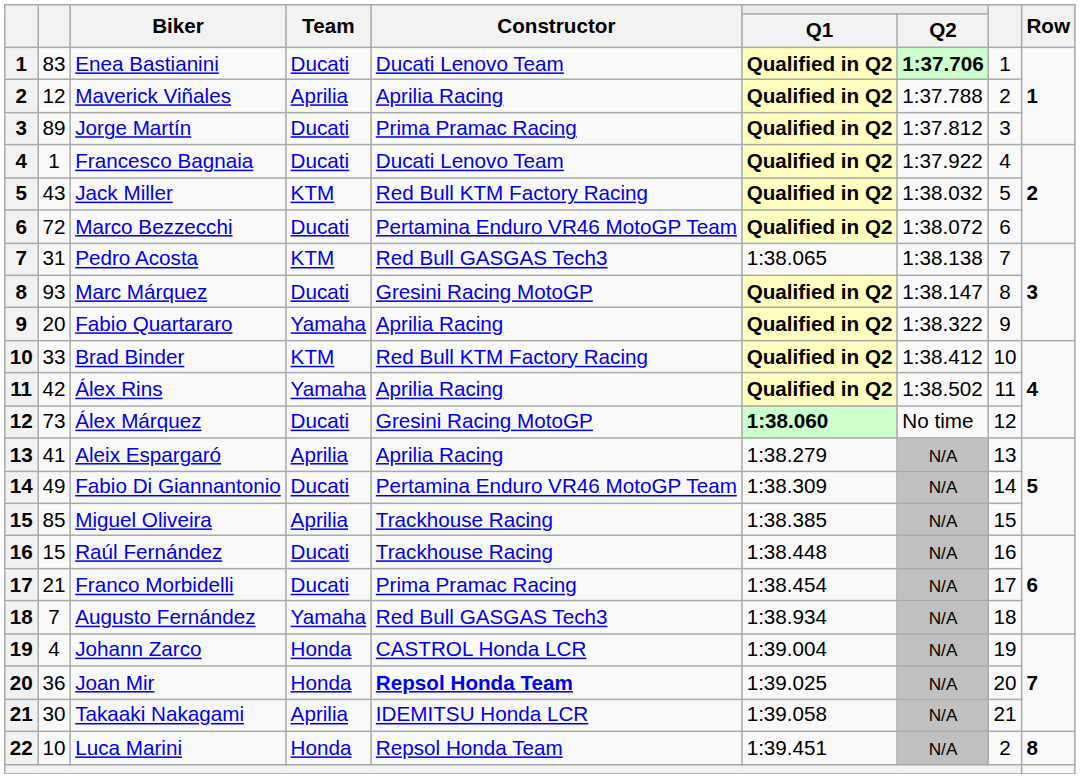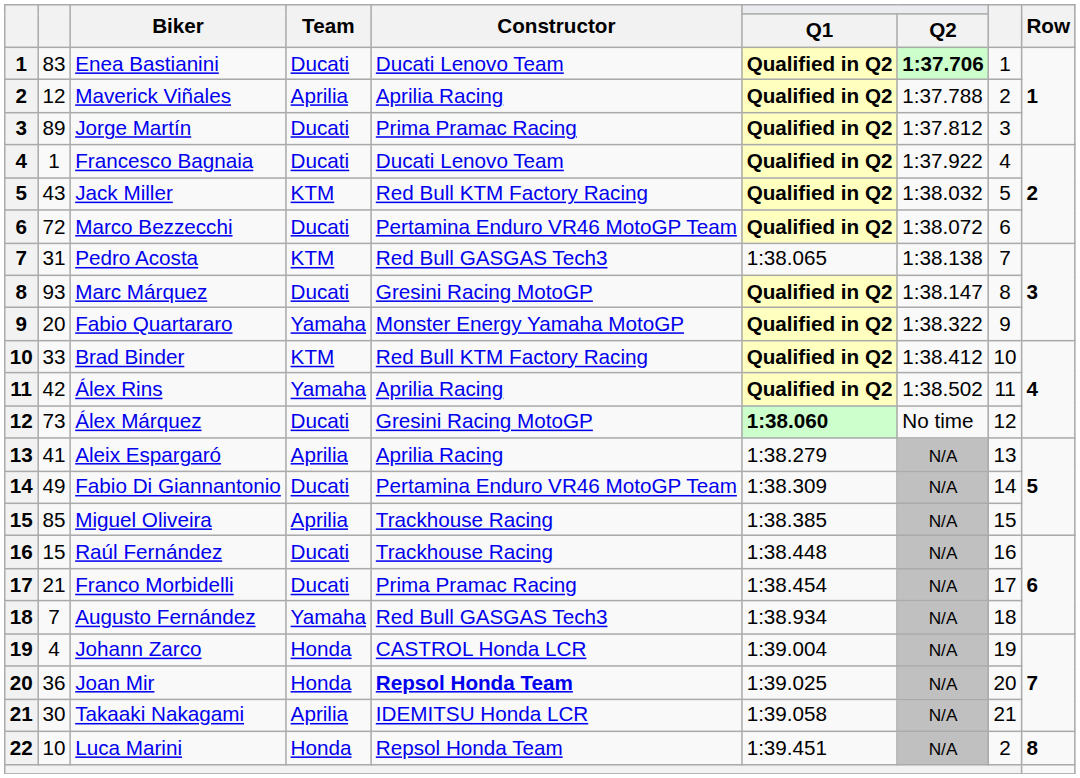(440, 324) Aprilia Racing -> (530, 324) Monster Energy Yamaha MotoGP
